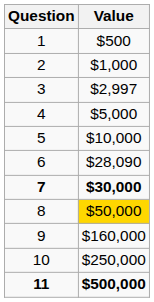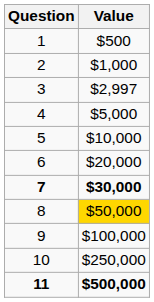(114, 162) $28,090 -> (114, 162) $20,000
(114, 235) $160,000 -> (114, 235) $100,000
